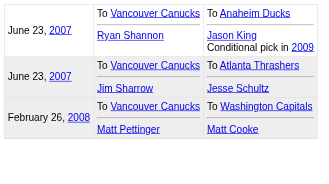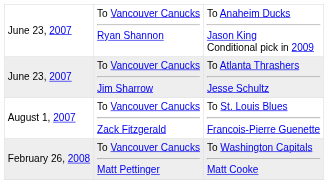+ row: (42, 118)
